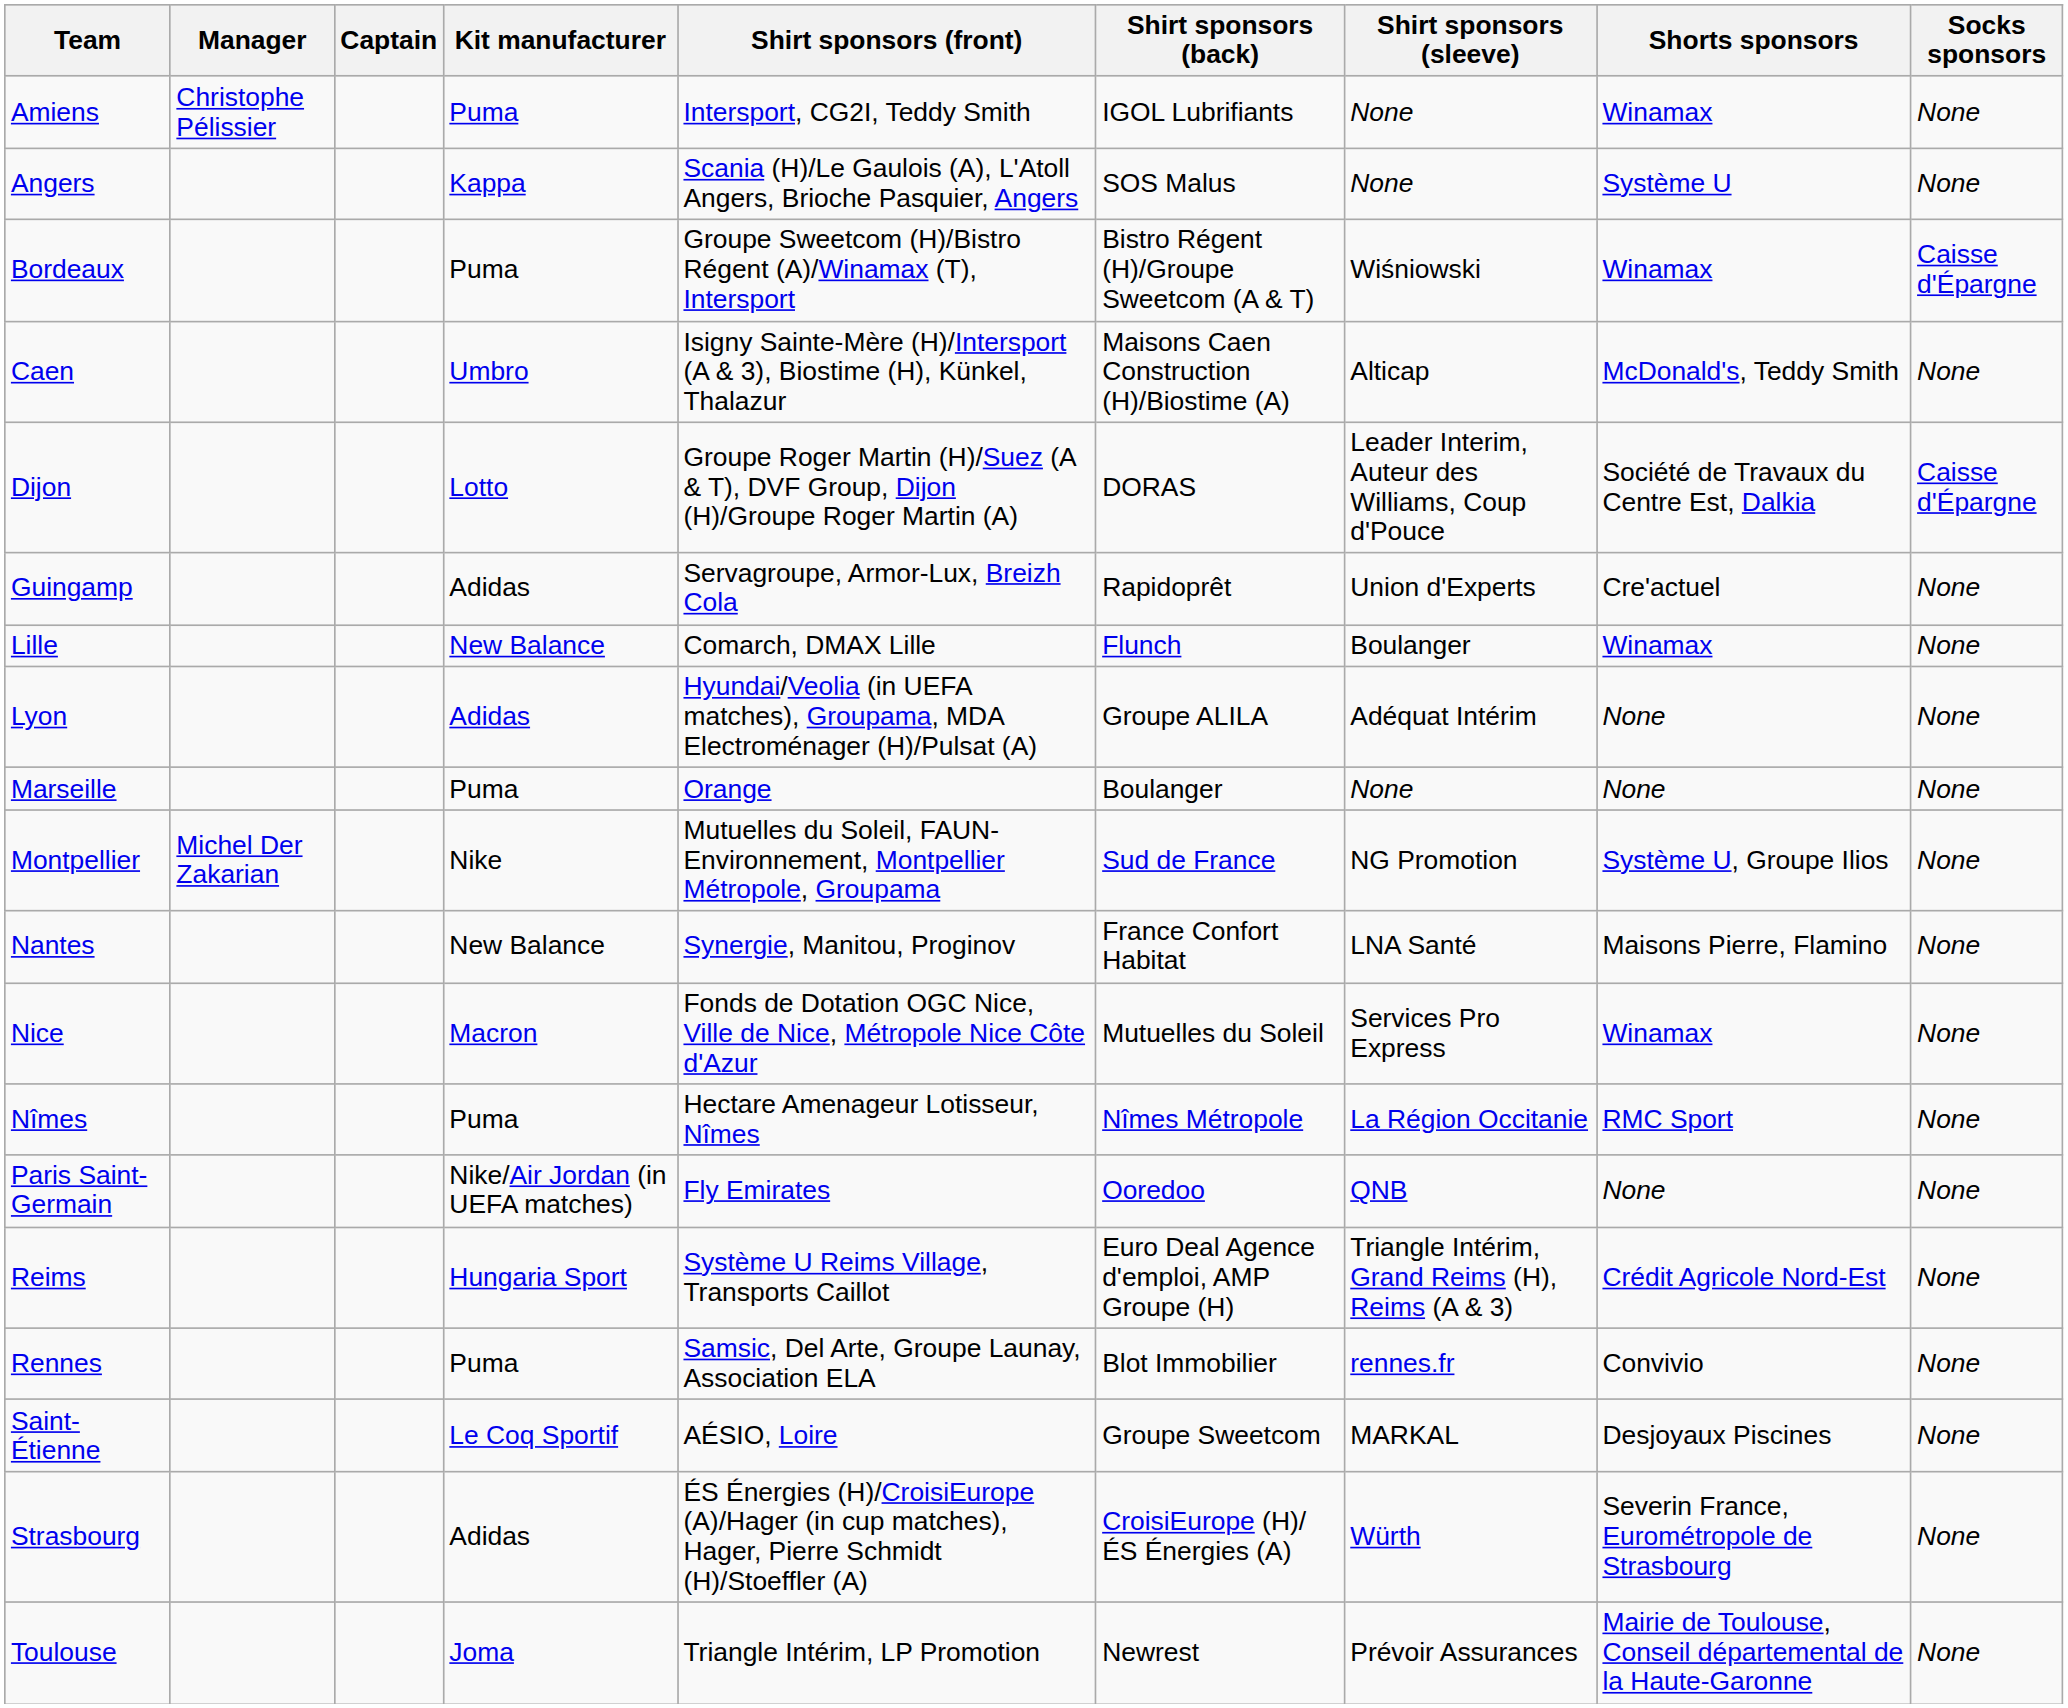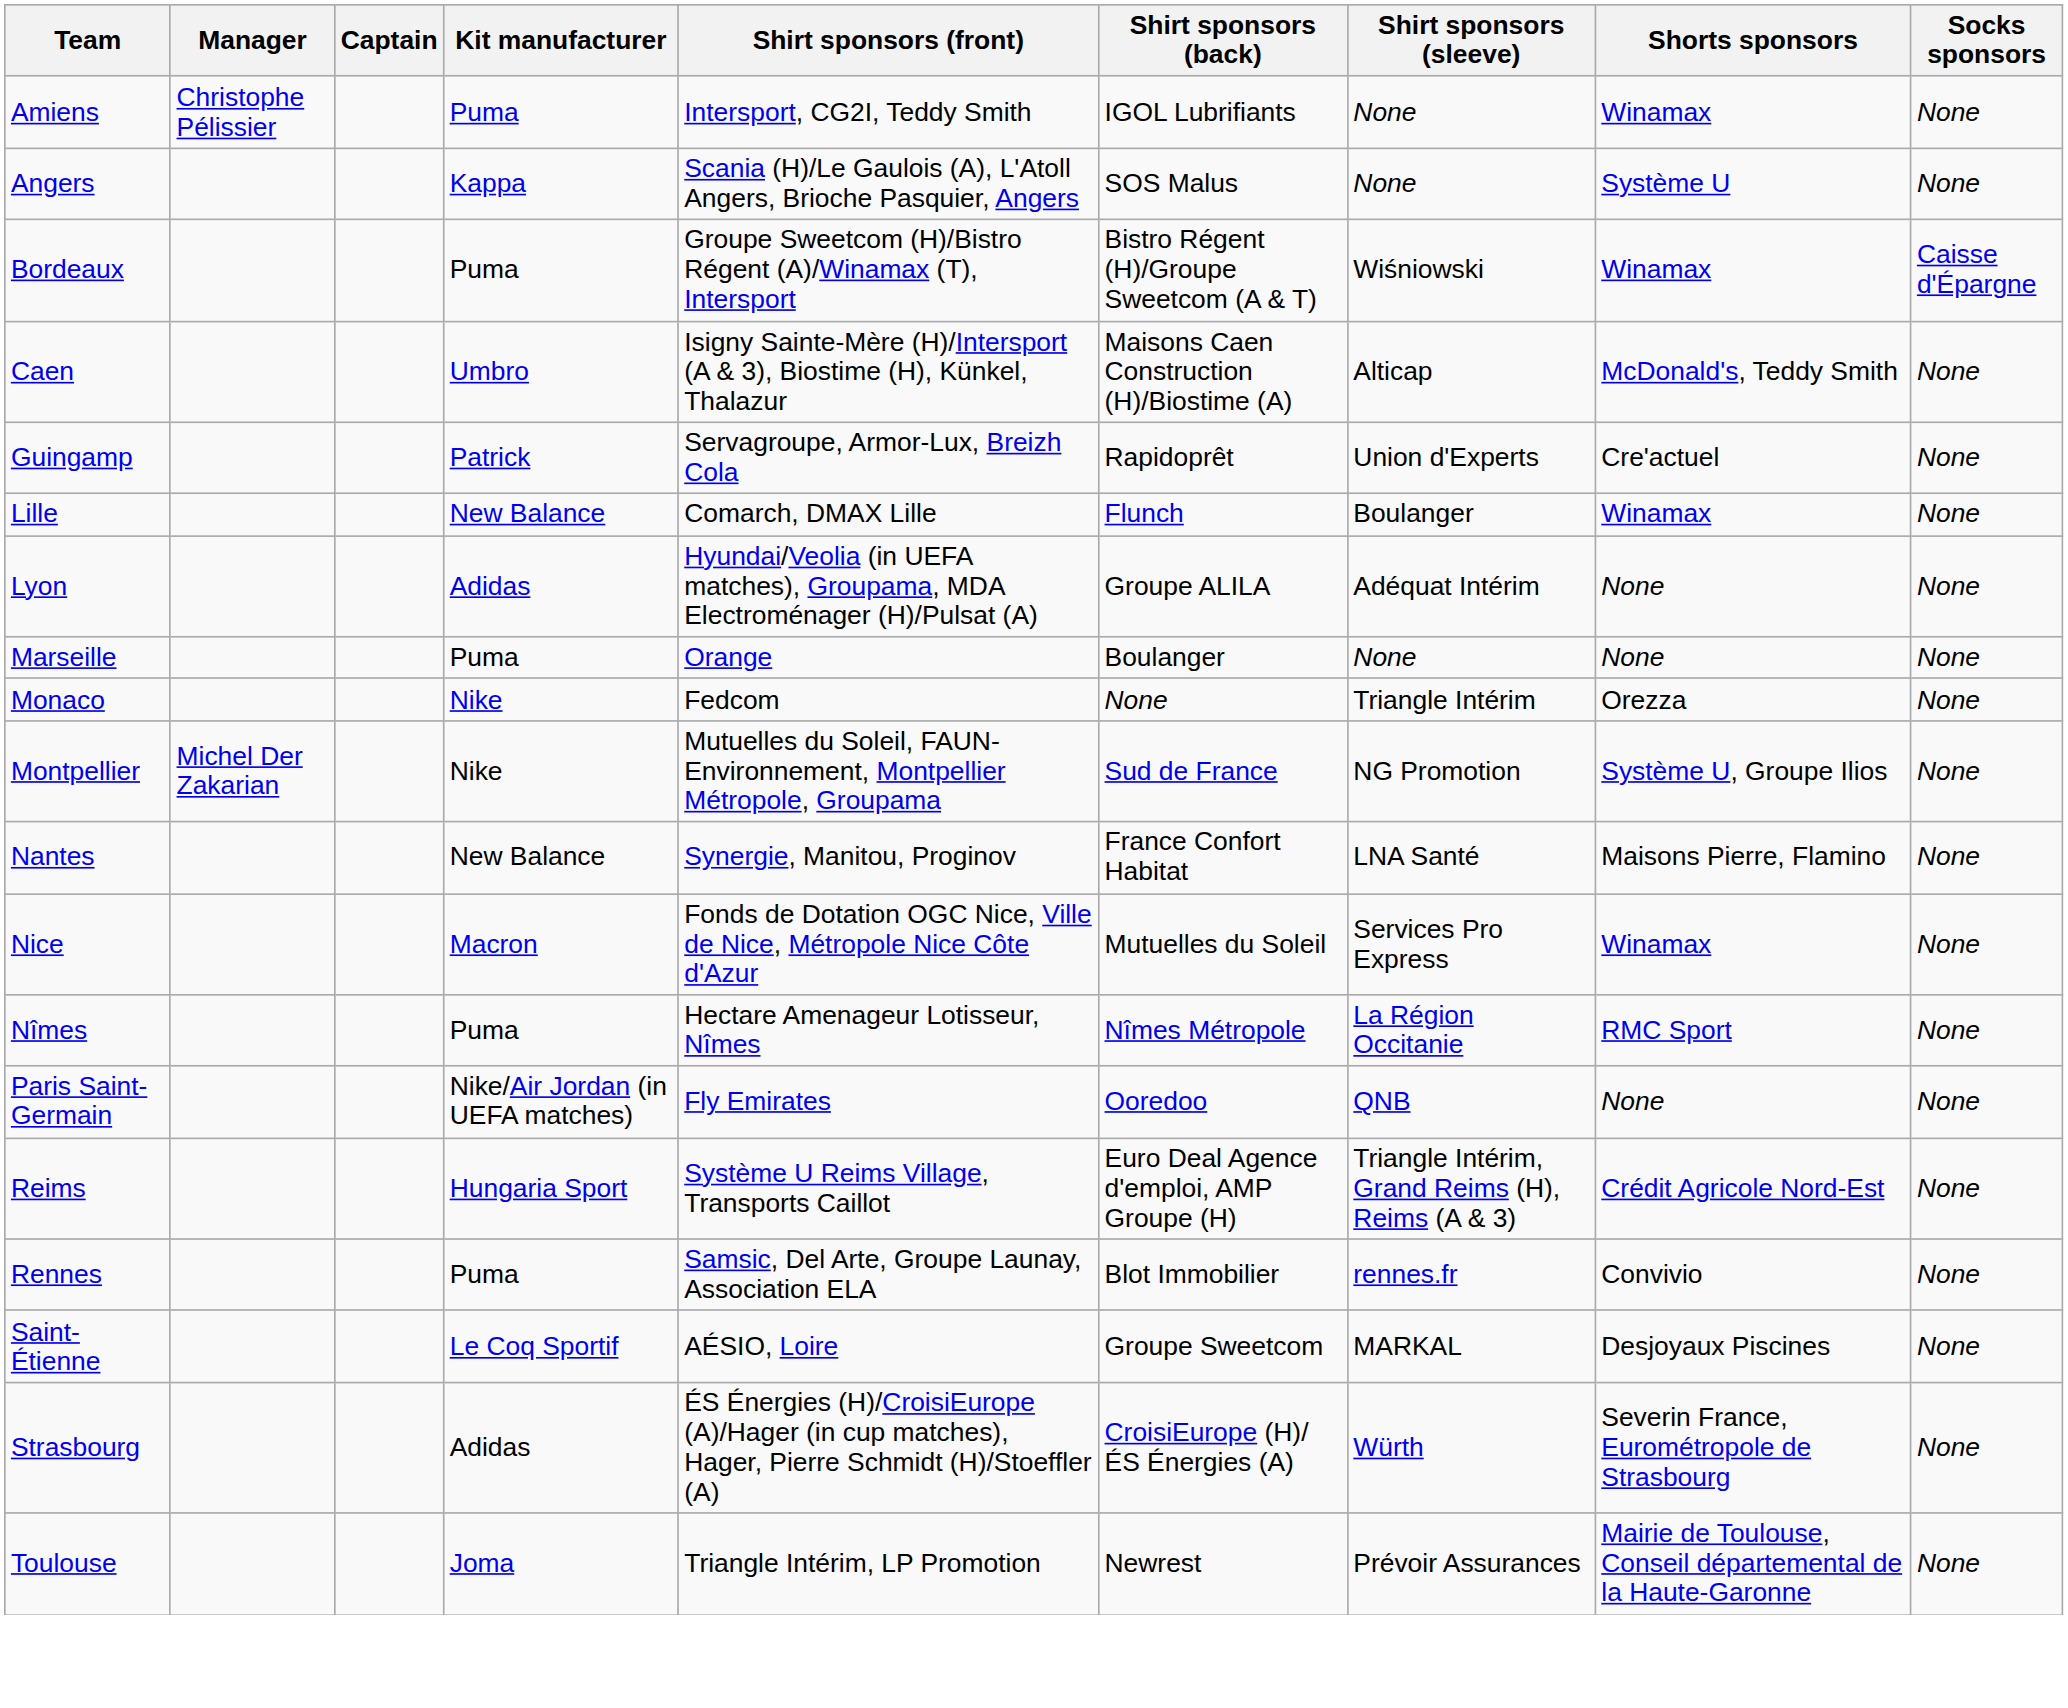- row: (41, 487)
(490, 588) Adidas -> (490, 457) Patrick
+ row: (58, 699)
